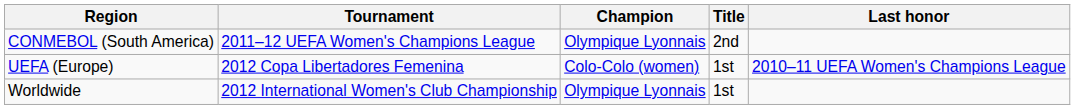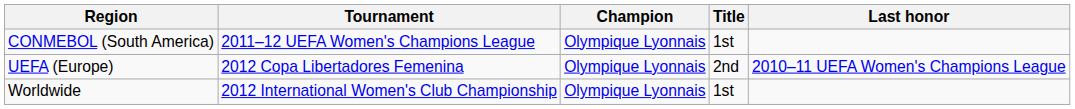(726, 41) 2nd -> (723, 41) 1st
(632, 66) Colo-Colo (women) -> (635, 66) Olympique Lyonnais
(723, 66) 1st -> (726, 66) 2nd
